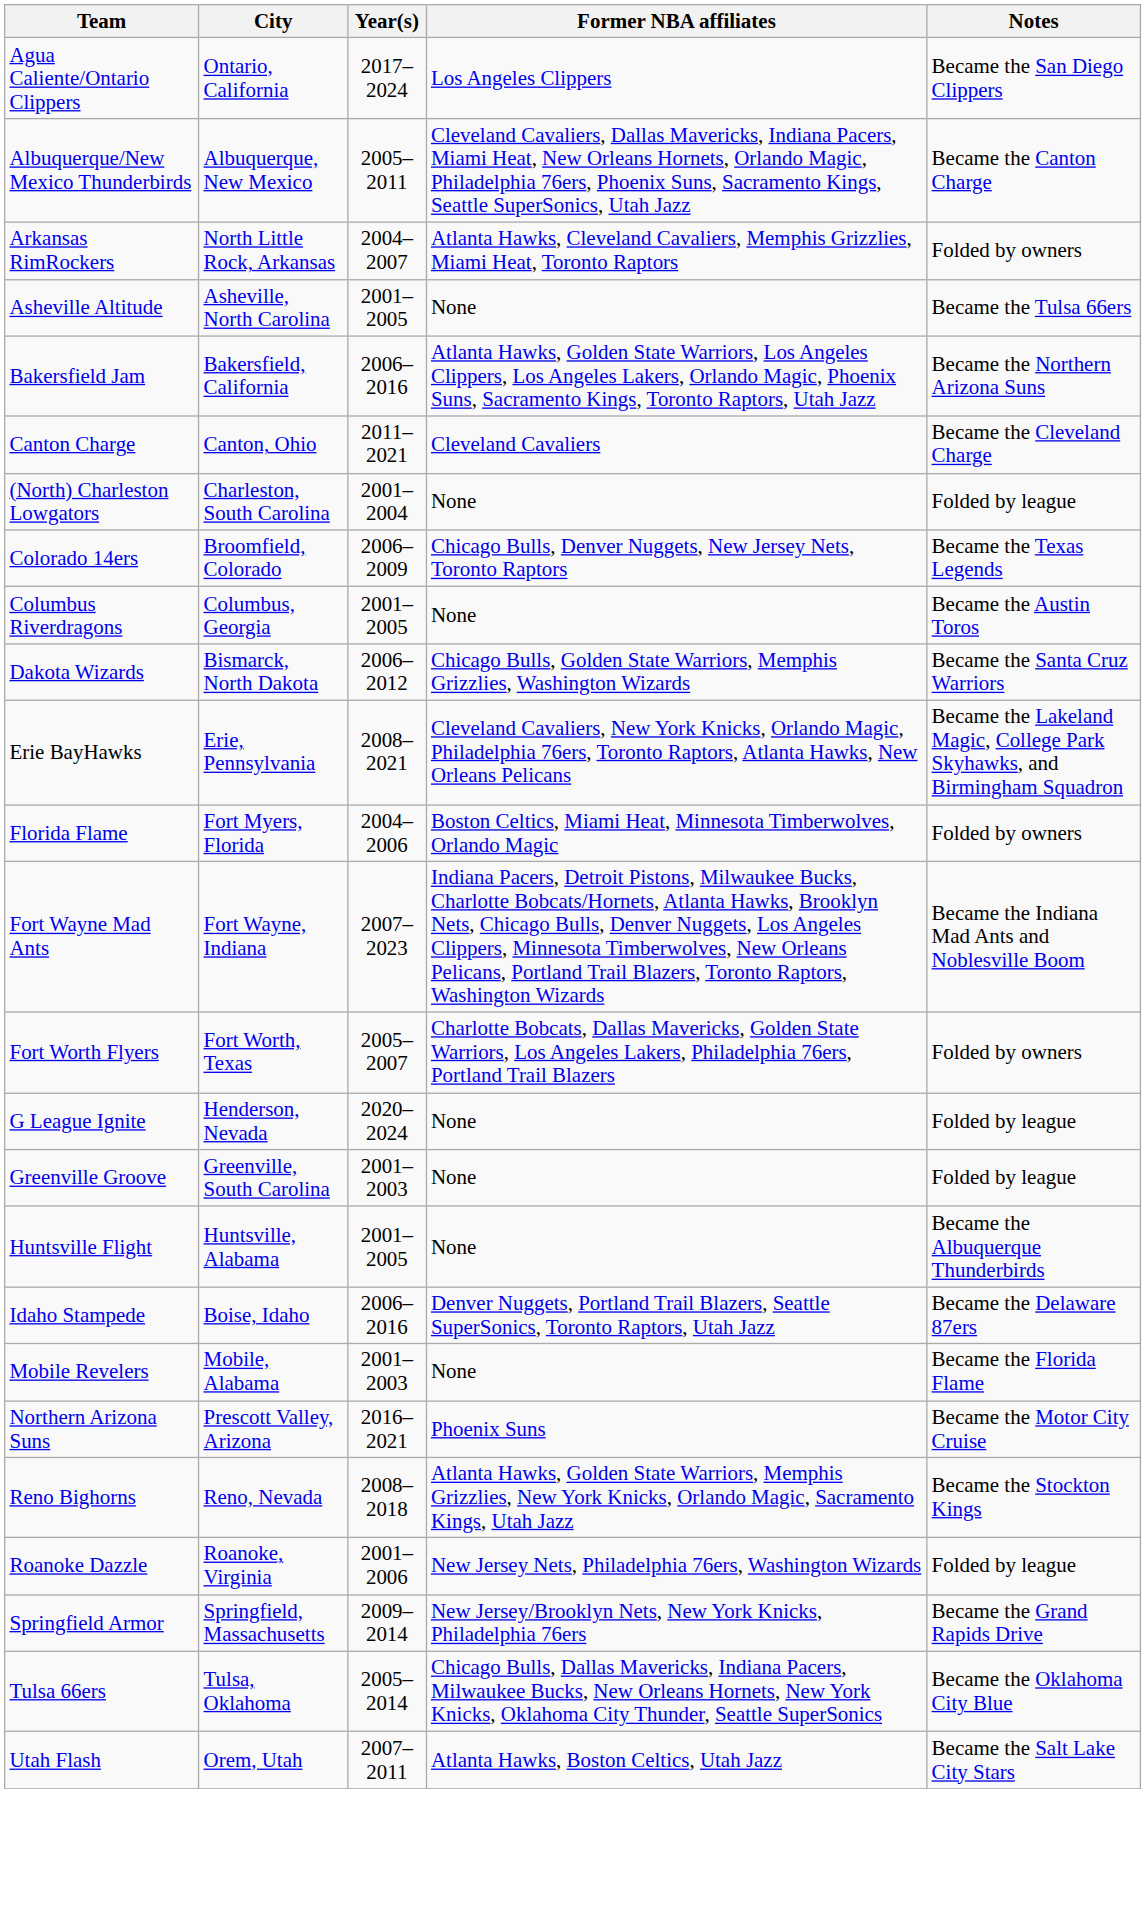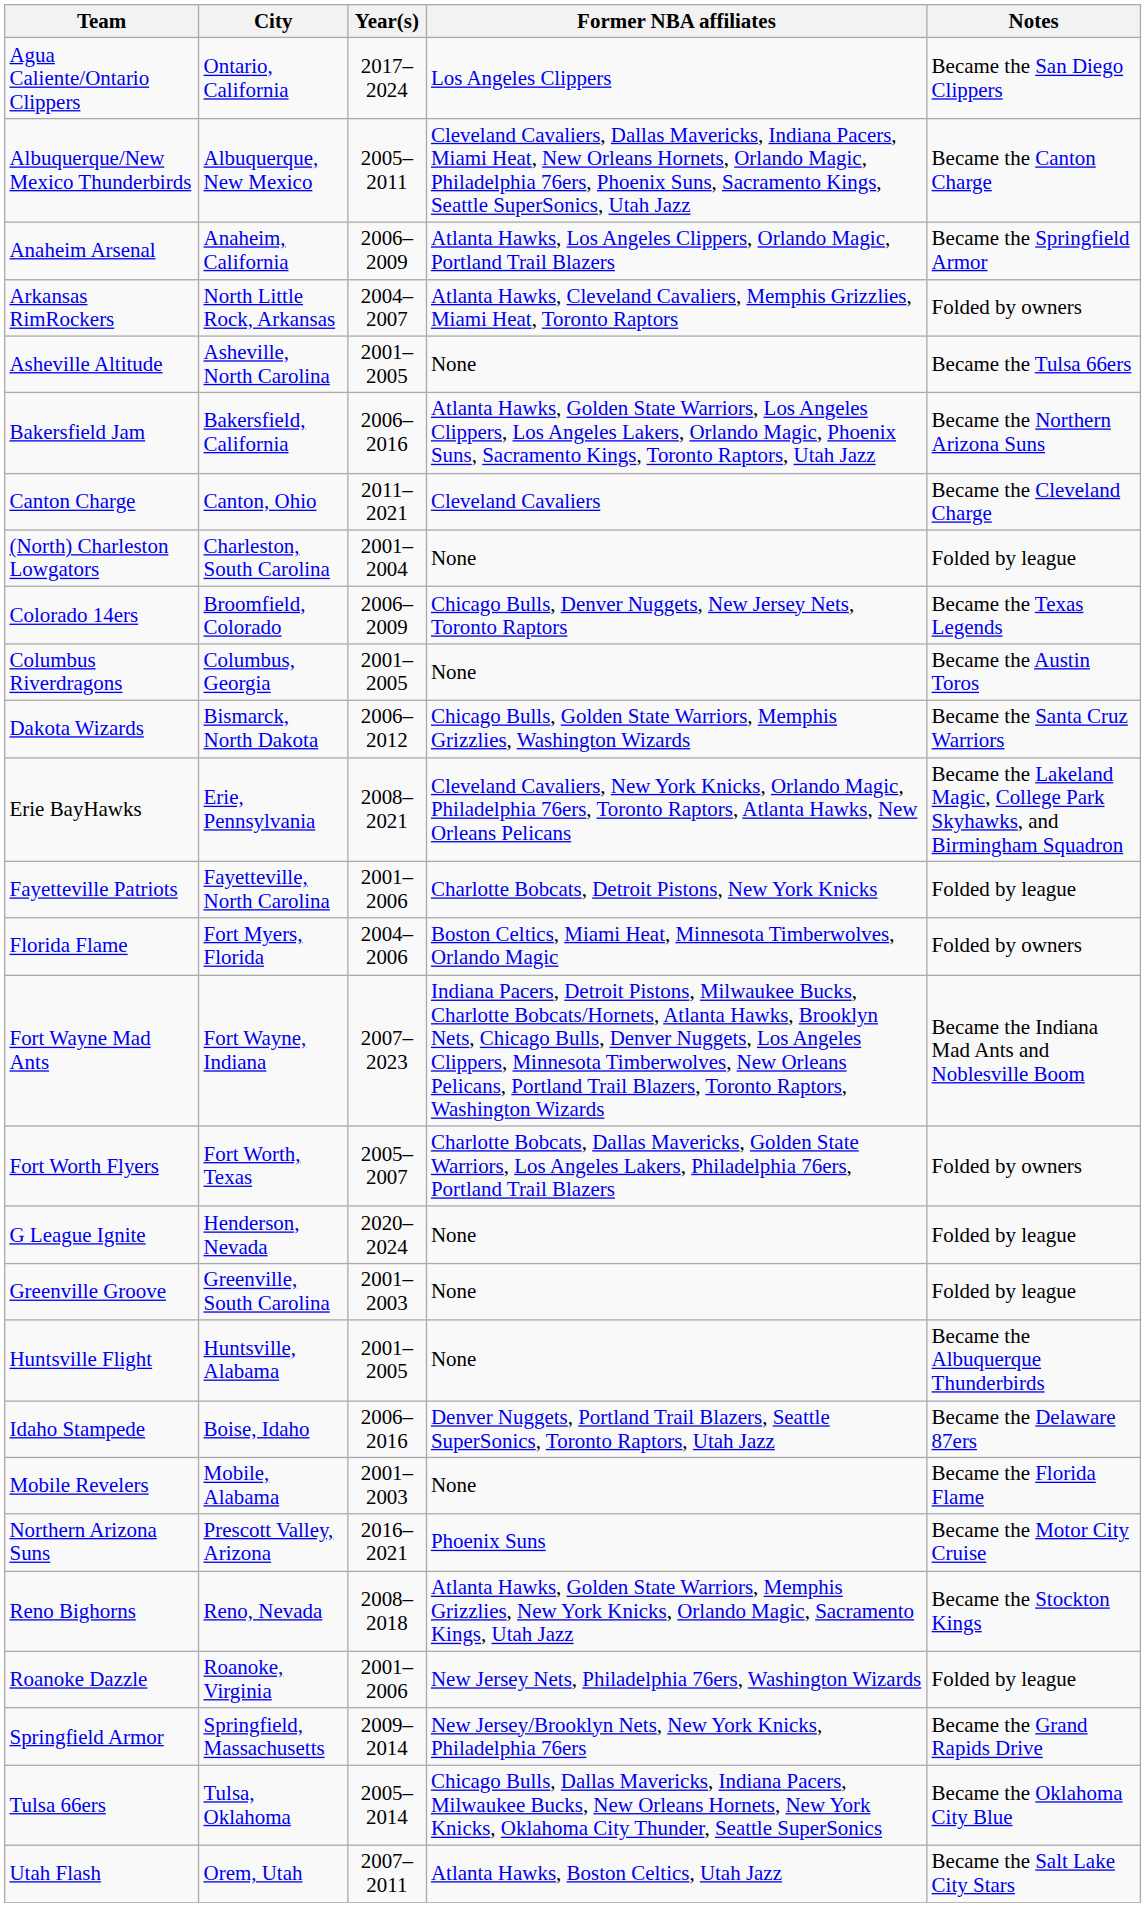+ row: (83, 250)
+ row: (94, 889)
